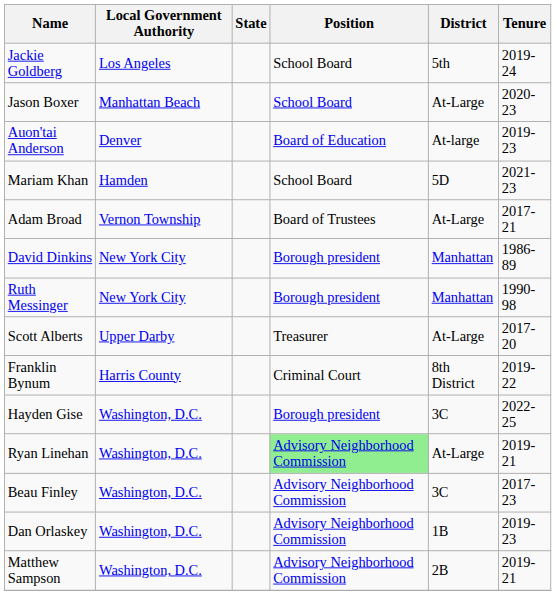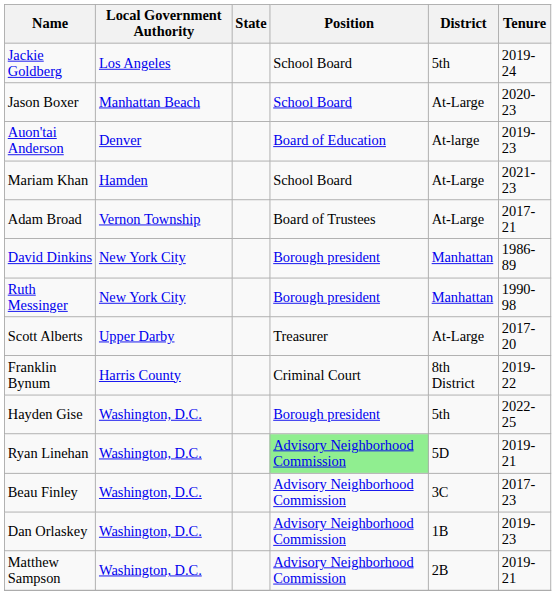(440, 180) 5D -> (458, 180) At-Large
(440, 414) 3C -> (441, 414) 5th
(458, 453) At-Large -> (440, 453) 5D
